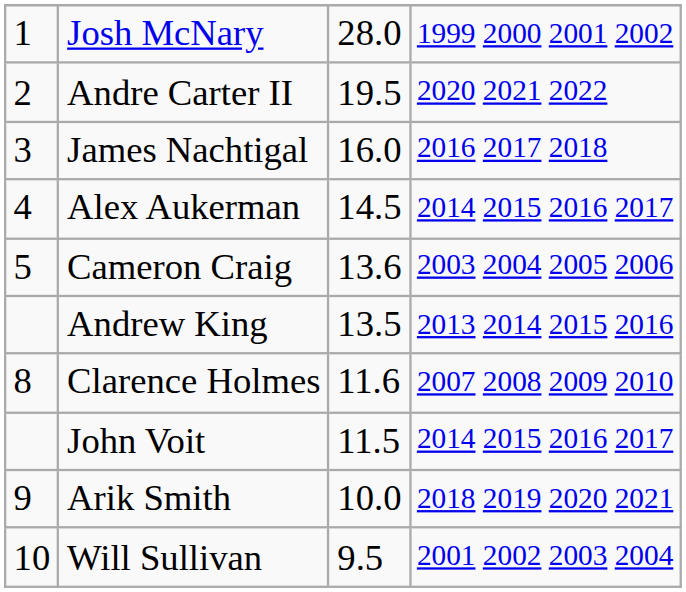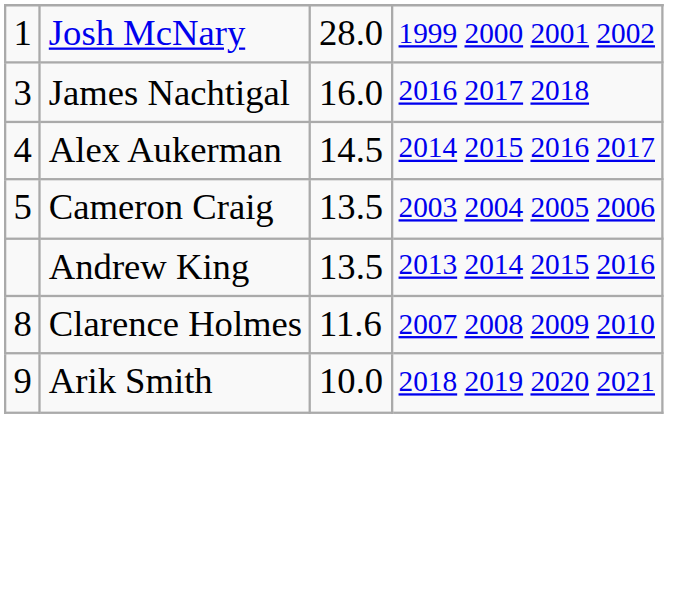- row: (180, 91)
(369, 265) 13.6 -> (351, 207) 13.5
- row: (136, 440)
- row: (165, 556)
